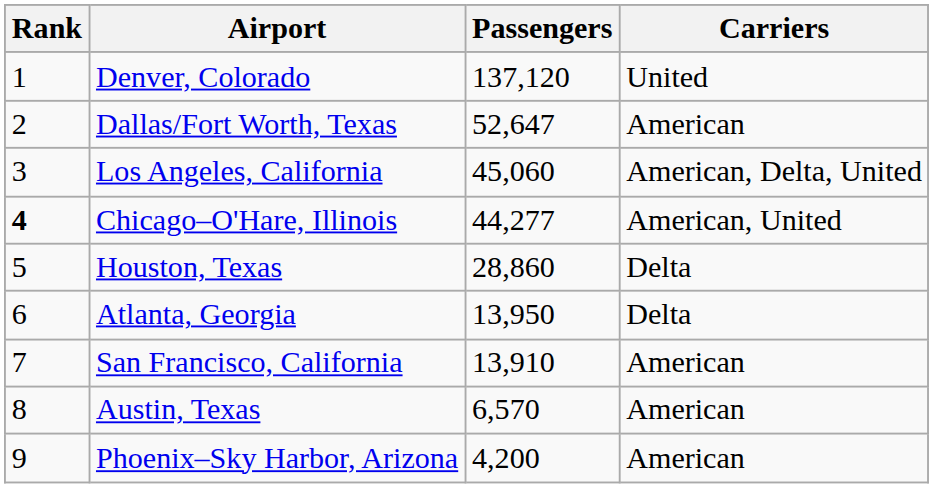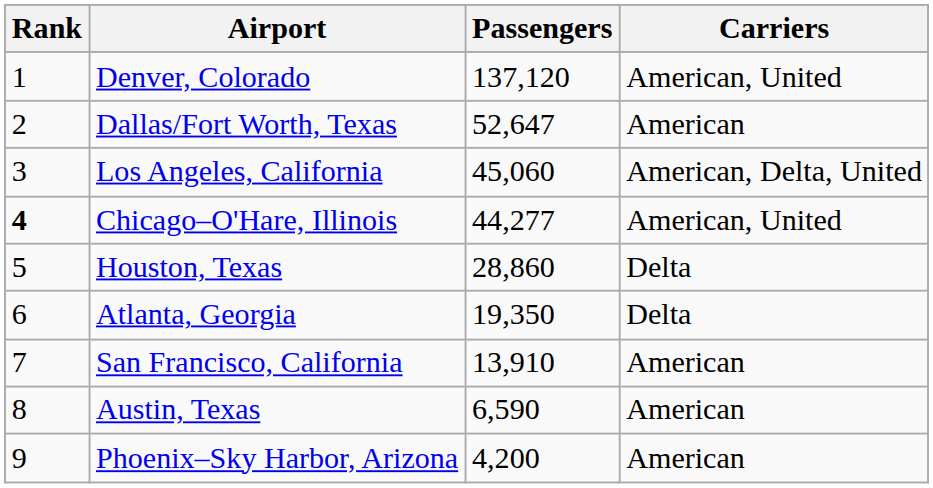(667, 76) United -> (734, 76) American, United
(513, 314) 13,950 -> (513, 314) 19,350
(506, 409) 6,570 -> (506, 409) 6,590
